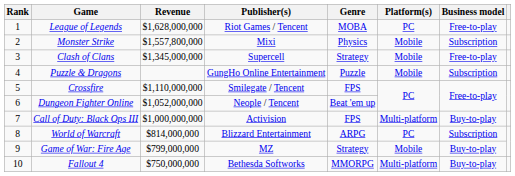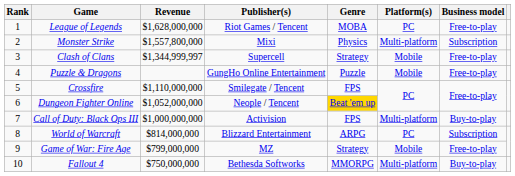(408, 42) Mobile -> (408, 42) Multi-platform
(173, 57) $1,345,000,000 -> (173, 57) $1,344,999,997
(473, 73) Subscription -> (473, 73) Free-to-play
(353, 103) no background -> (353, 103) gold background
(473, 149) Buy-to-play -> (473, 149) Free-to-play
